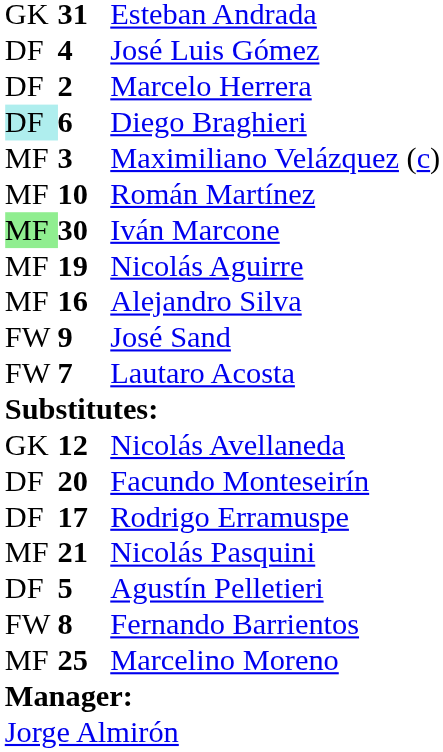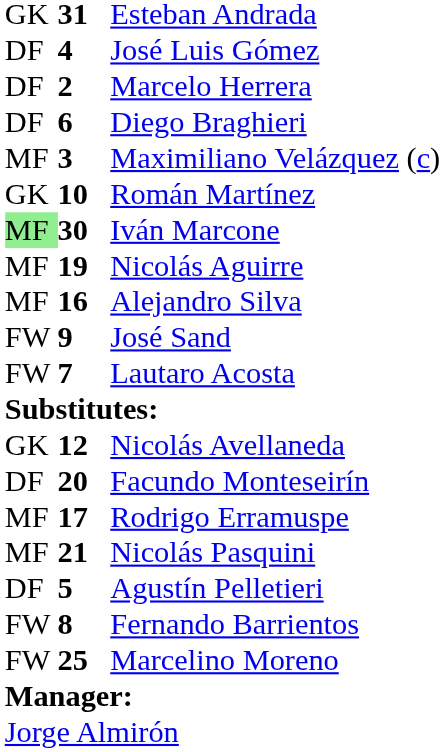(24, 121) paleturquoise background -> (24, 121) no background
(27, 193) MF -> (27, 193) GK
(24, 516) DF -> (27, 516) MF
(27, 660) MF -> (28, 660) FW
